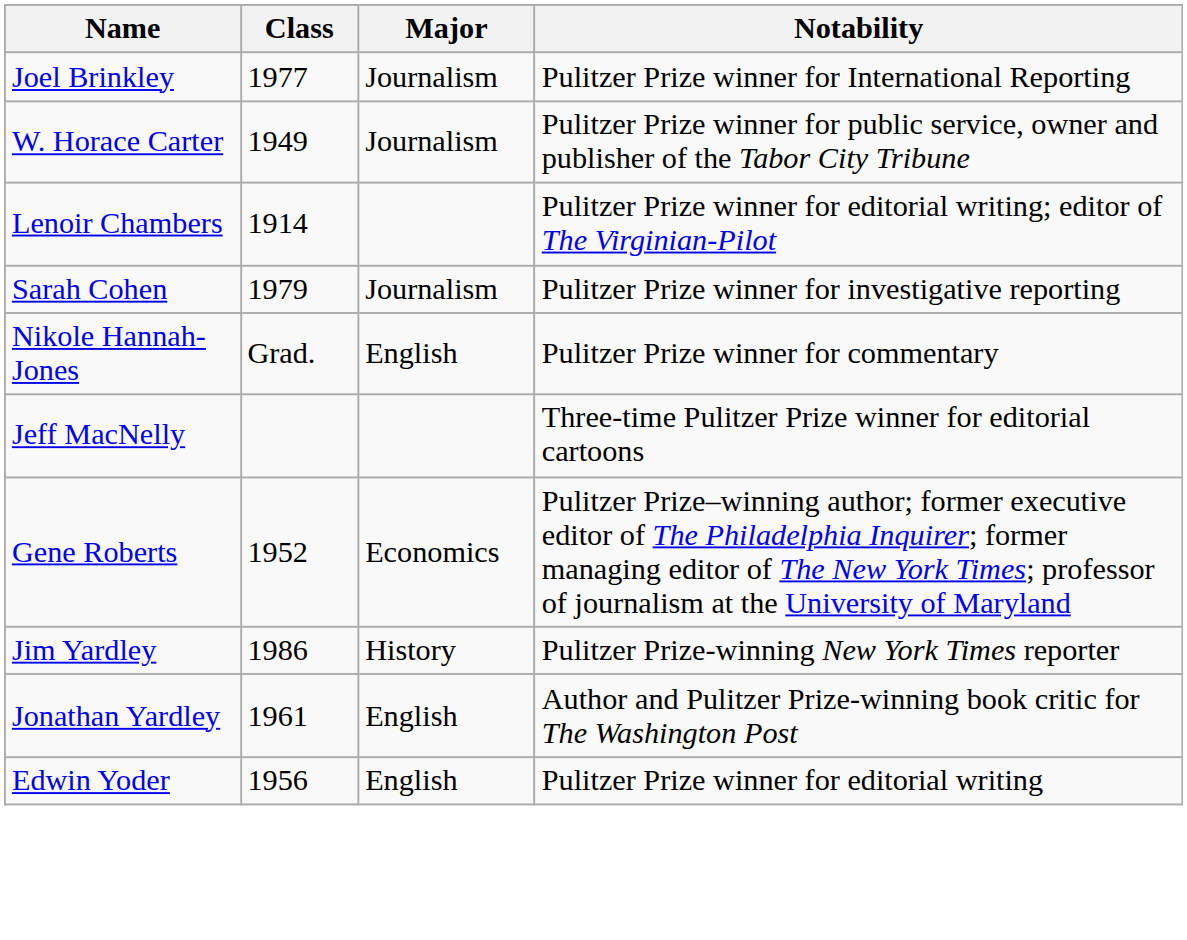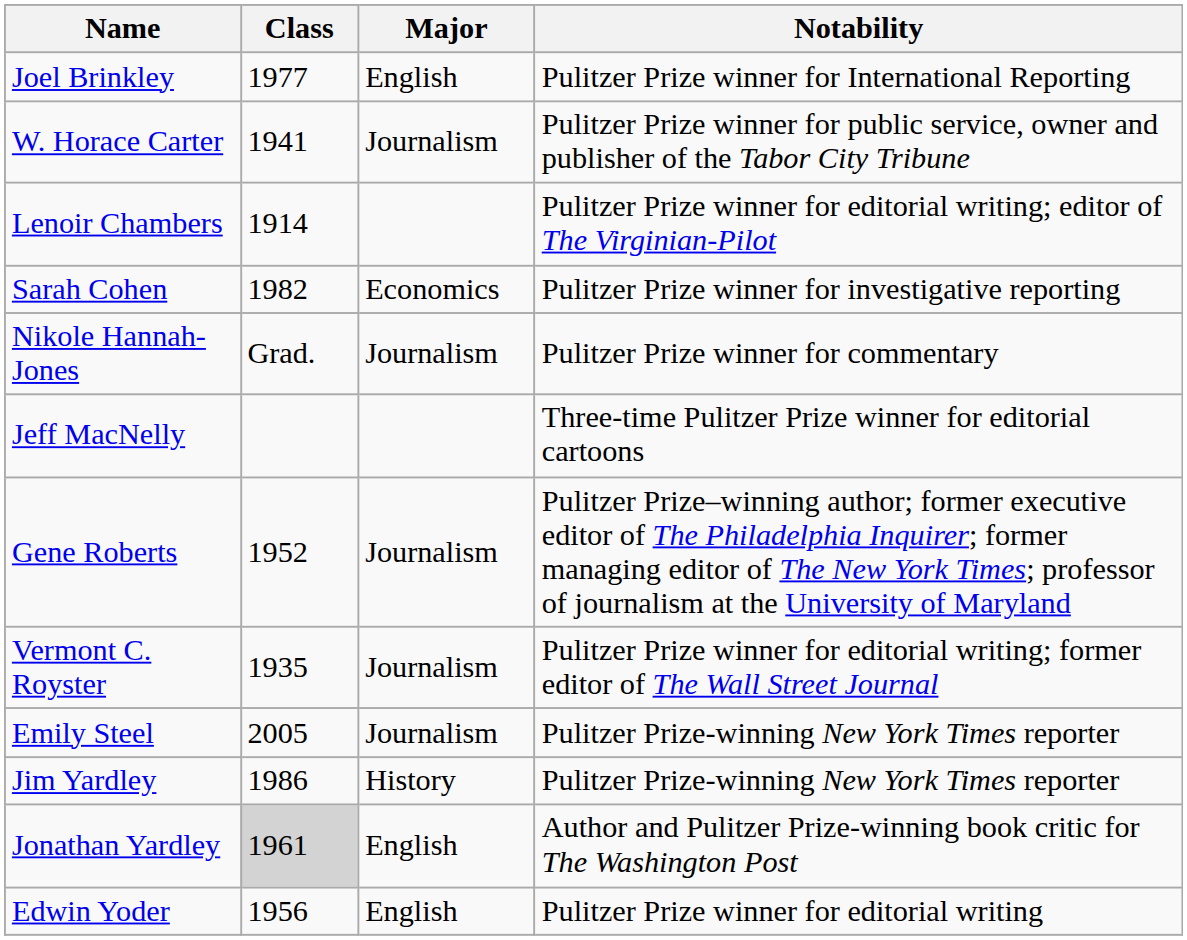(431, 76) Journalism -> (411, 76) English
(278, 141) 1949 -> (278, 141) 1941
(278, 288) 1979 -> (278, 288) 1982
(431, 288) Journalism -> (432, 288) Economics
(411, 353) English -> (431, 353) Journalism
(432, 551) Economics -> (431, 551) Journalism
+ row: (82, 667)
+ row: (83, 732)
(278, 715) no background -> (278, 845) lightgrey background
